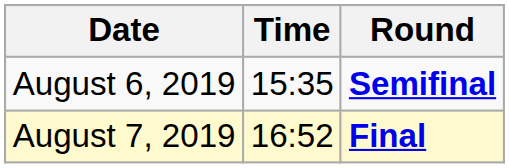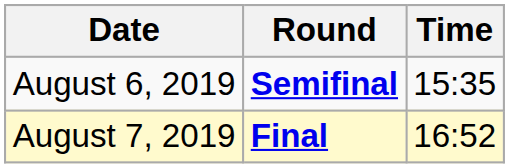columns swapped: (292, 30) <-> (423, 30)
